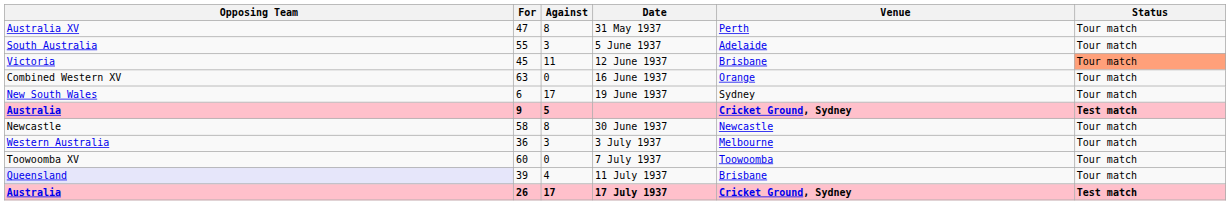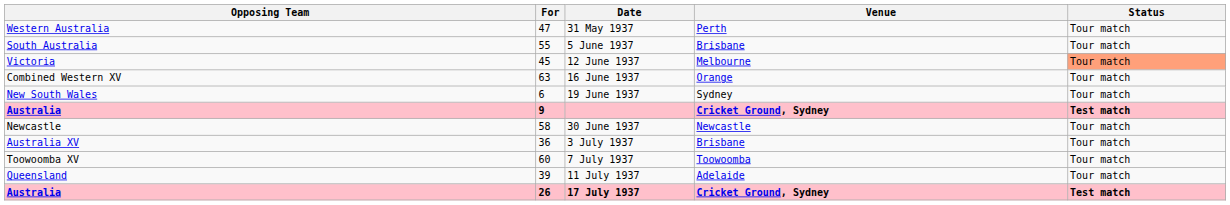- column: (567, 13)
(43, 29) Australia XV -> (58, 29) Western Australia
(743, 45) Adelaide -> (721, 45) Brisbane
(743, 61) Brisbane -> (724, 61) Melbourne
(58, 143) Western Australia -> (43, 143) Australia XV
(746, 143) Melbourne -> (721, 143) Brisbane
(37, 176) lavender background -> (37, 176) no background
(743, 176) Brisbane -> (721, 176) Adelaide
